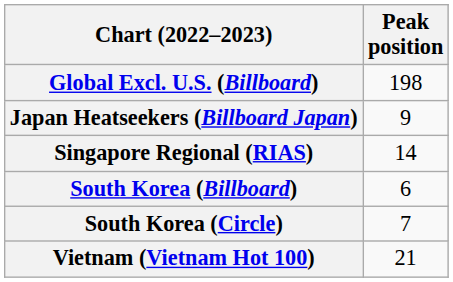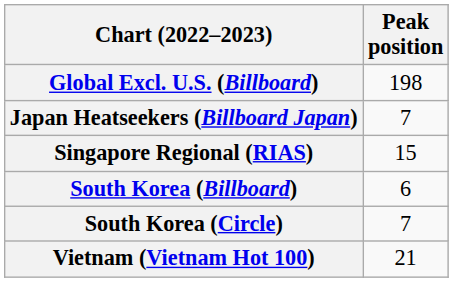(406, 117) 9 -> (406, 117) 7
(406, 152) 14 -> (406, 152) 15
